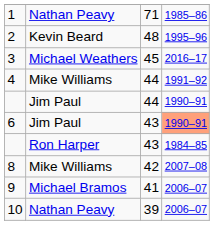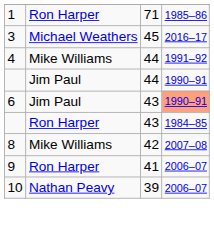(72, 15) Nathan Peavy -> (64, 15) Ron Harper
- row: (11, 36)
(78, 187) Michael Bramos -> (64, 166) Ron Harper
